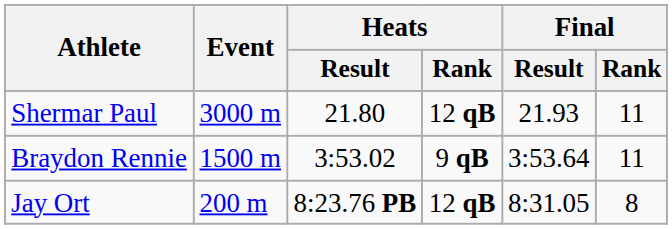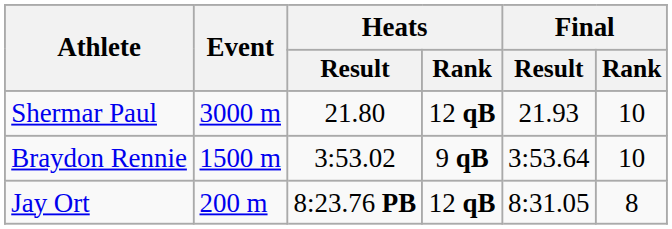(632, 113) 11 -> (632, 113) 10
(632, 157) 11 -> (632, 157) 10
